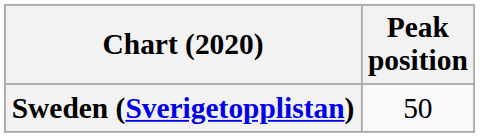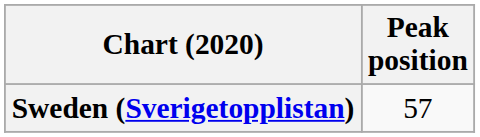(418, 107) 50 -> (418, 107) 57
